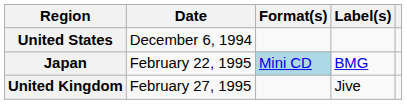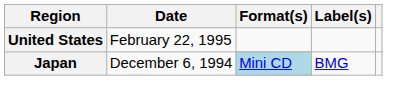(191, 39) December 6, 1994 -> (171, 39) February 22, 1995
(190, 63) February 22, 1995 -> (171, 63) December 6, 1994
- row: (65, 87)
